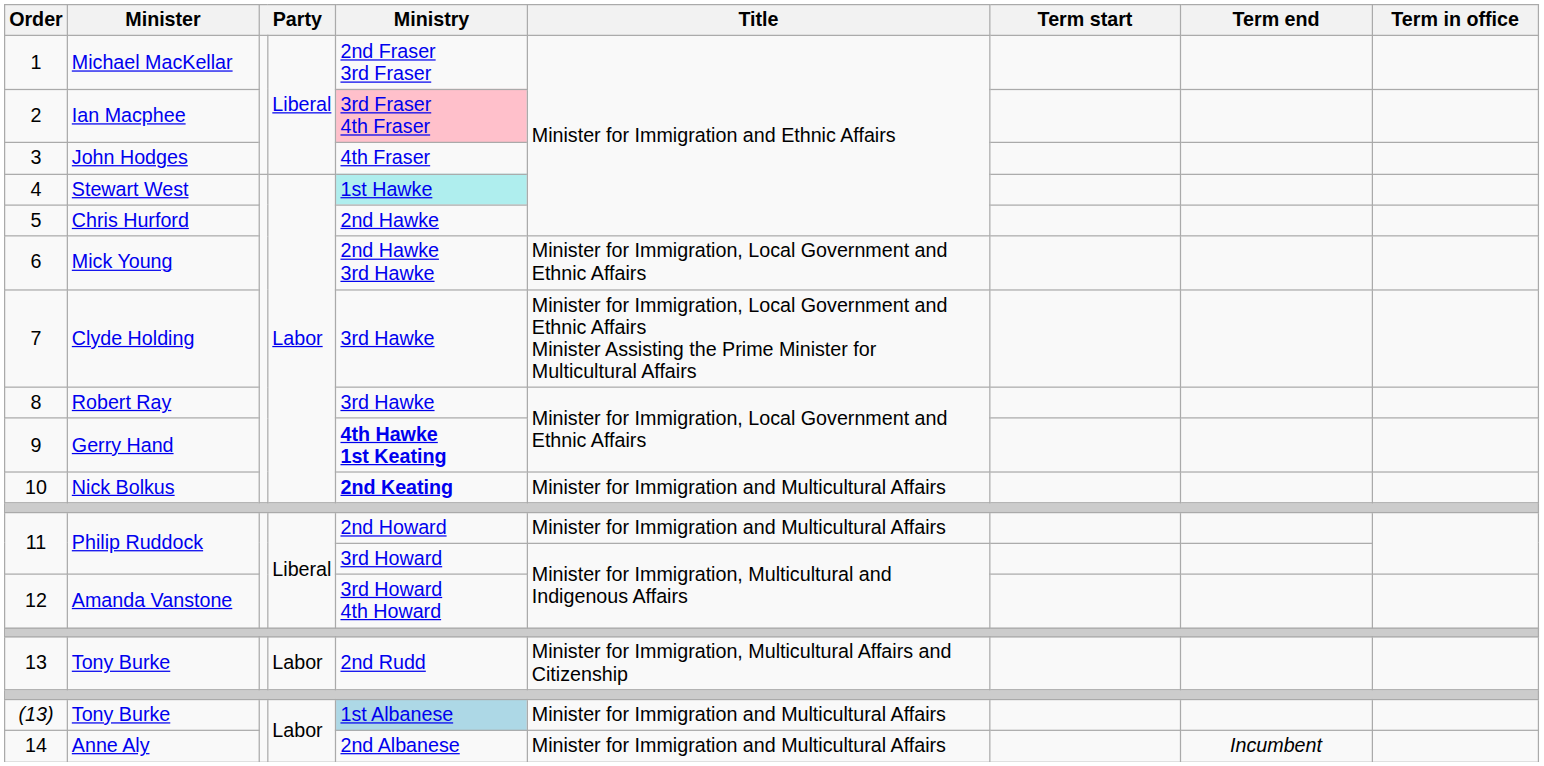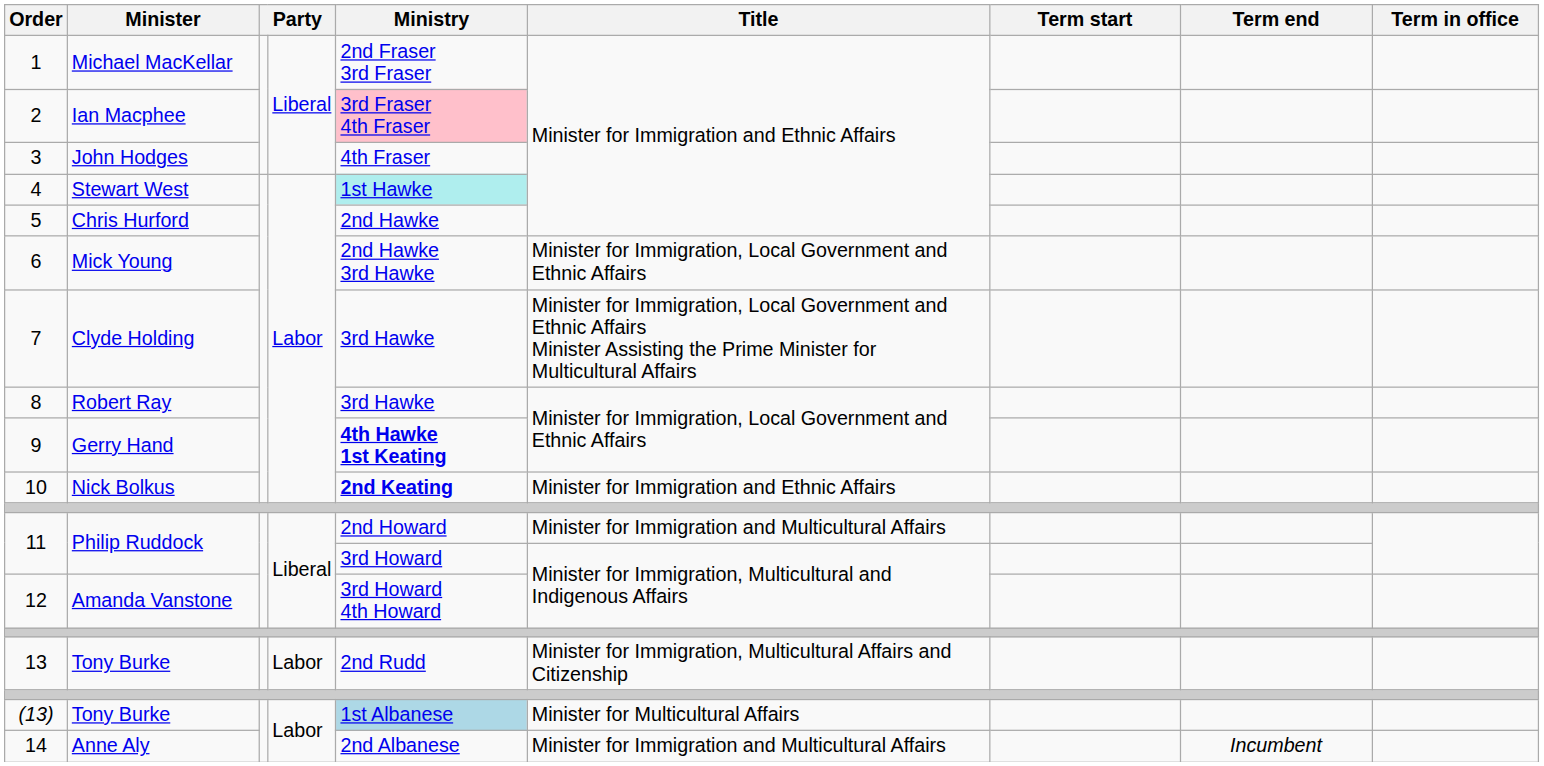(739, 487) Minister for Immigration and Multicultural Affairs -> (714, 487) Minister for Immigration and Ethnic Affairs
(739, 714) Minister for Immigration and Multicultural Affairs -> (666, 714) Minister for Multicultural Affairs
